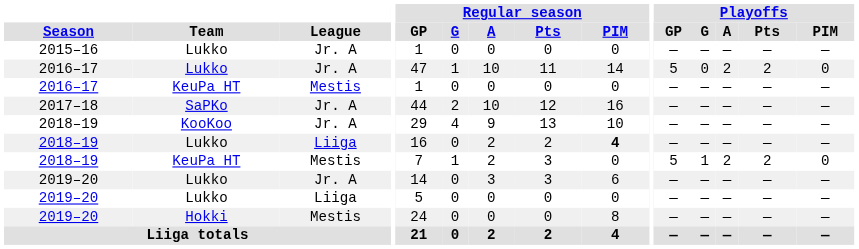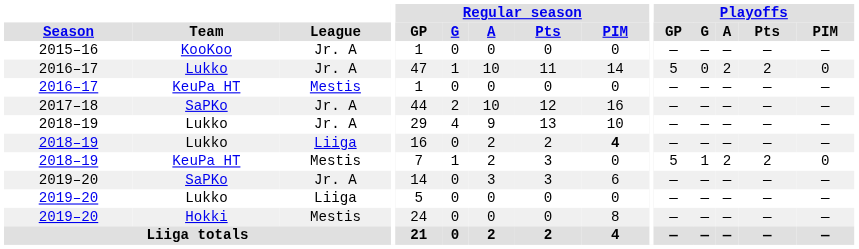(206, 50) Lukko -> (206, 50) KooKoo
(206, 124) KooKoo -> (206, 124) Lukko
(206, 180) Lukko -> (206, 180) SaPKo
